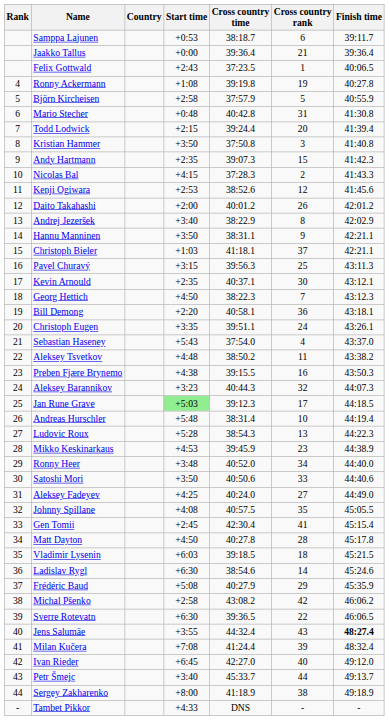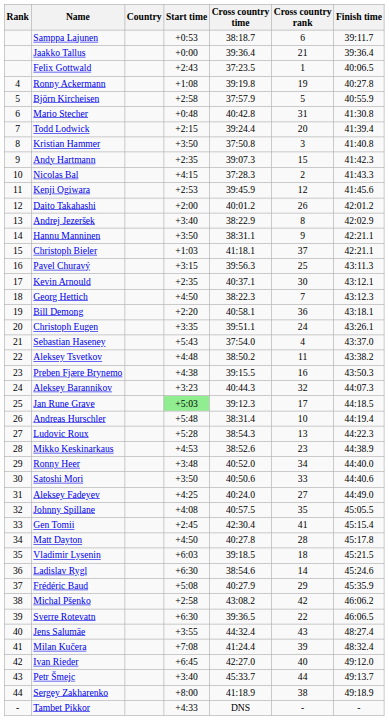(241, 190) 38:52.6 -> (241, 190) 39:45.9
(241, 449) 39:45.9 -> (241, 449) 38:52.6
(359, 631) bold -> (359, 631) normal
